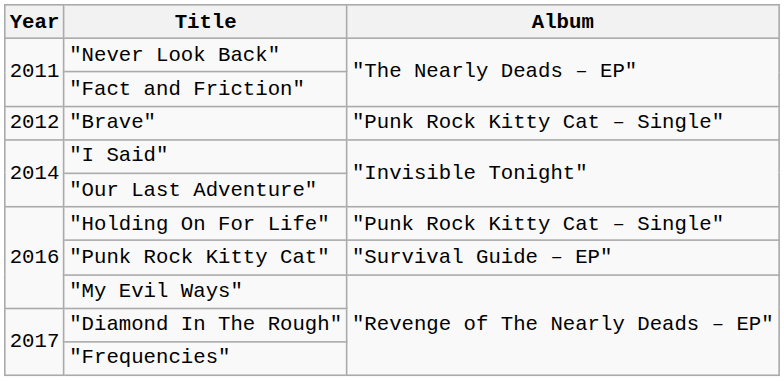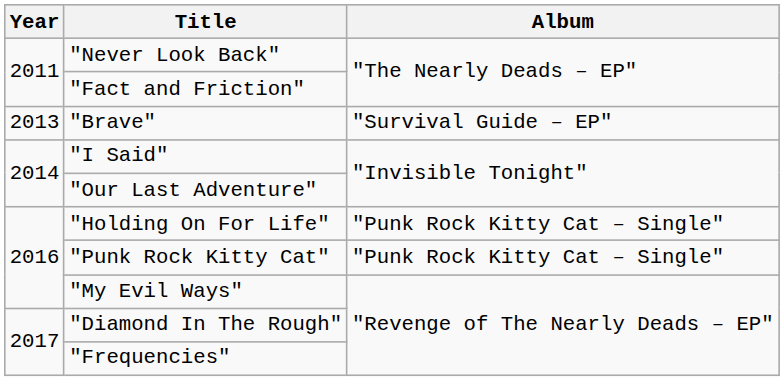(35, 123) 2012 -> (35, 123) 2013
(538, 123) "Punk Rock Kitty Cat – Single" -> (482, 123) "Survival Guide – EP"
(482, 257) "Survival Guide – EP" -> (538, 257) "Punk Rock Kitty Cat – Single"
